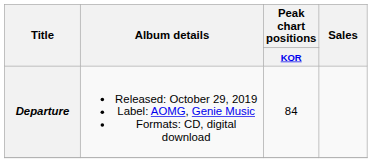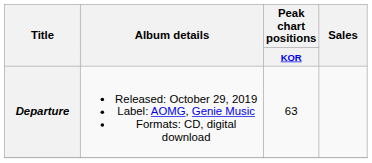(291, 112) 84 -> (291, 112) 63
